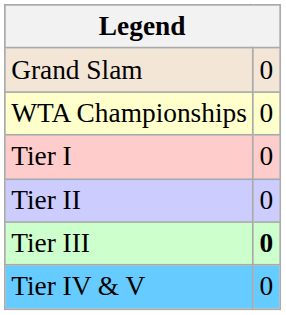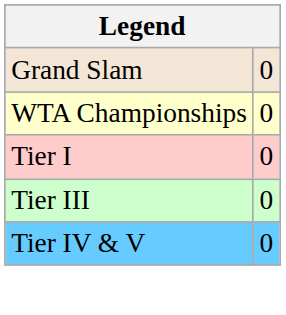- row: (46, 199)
(266, 243) bold -> (266, 199) normal
